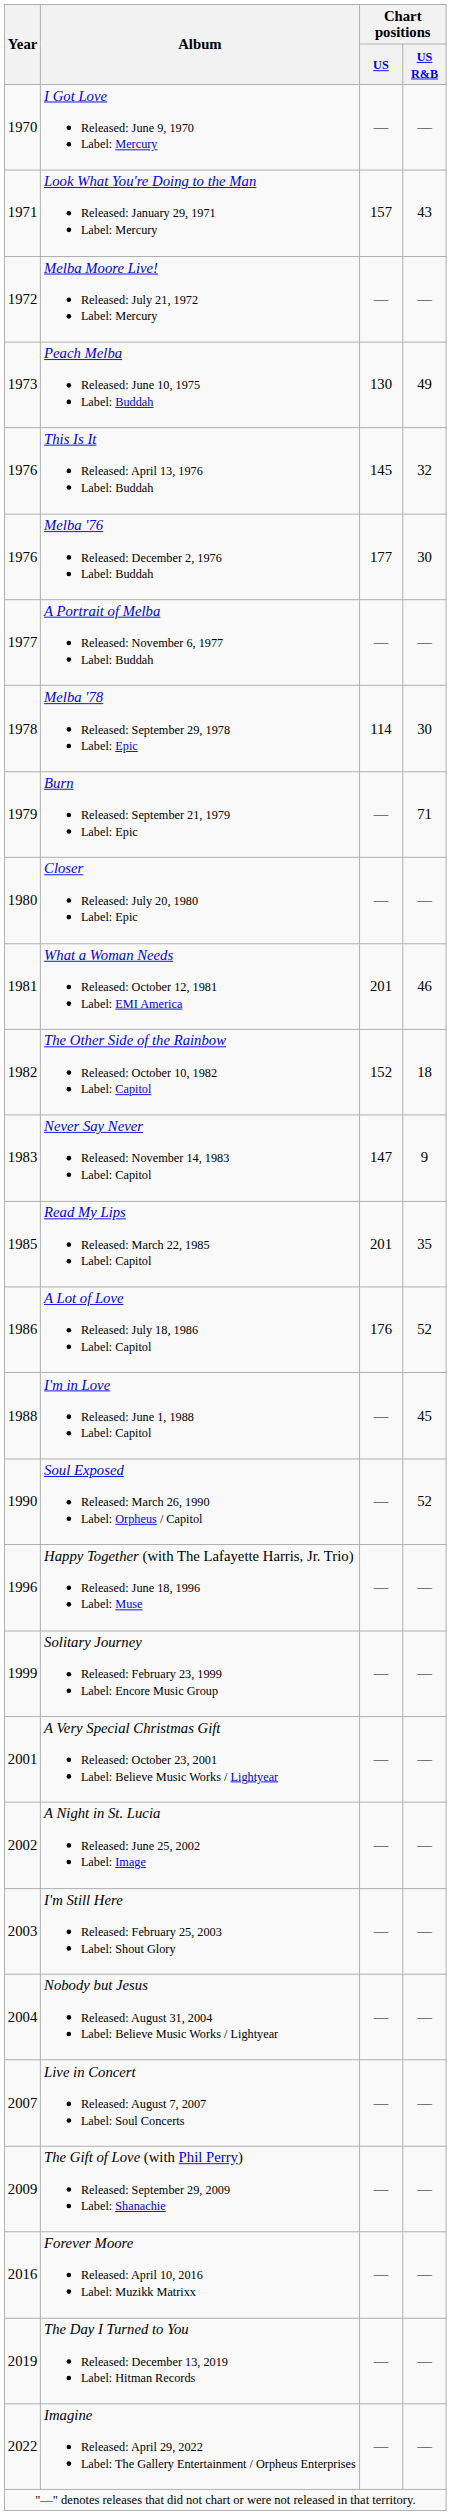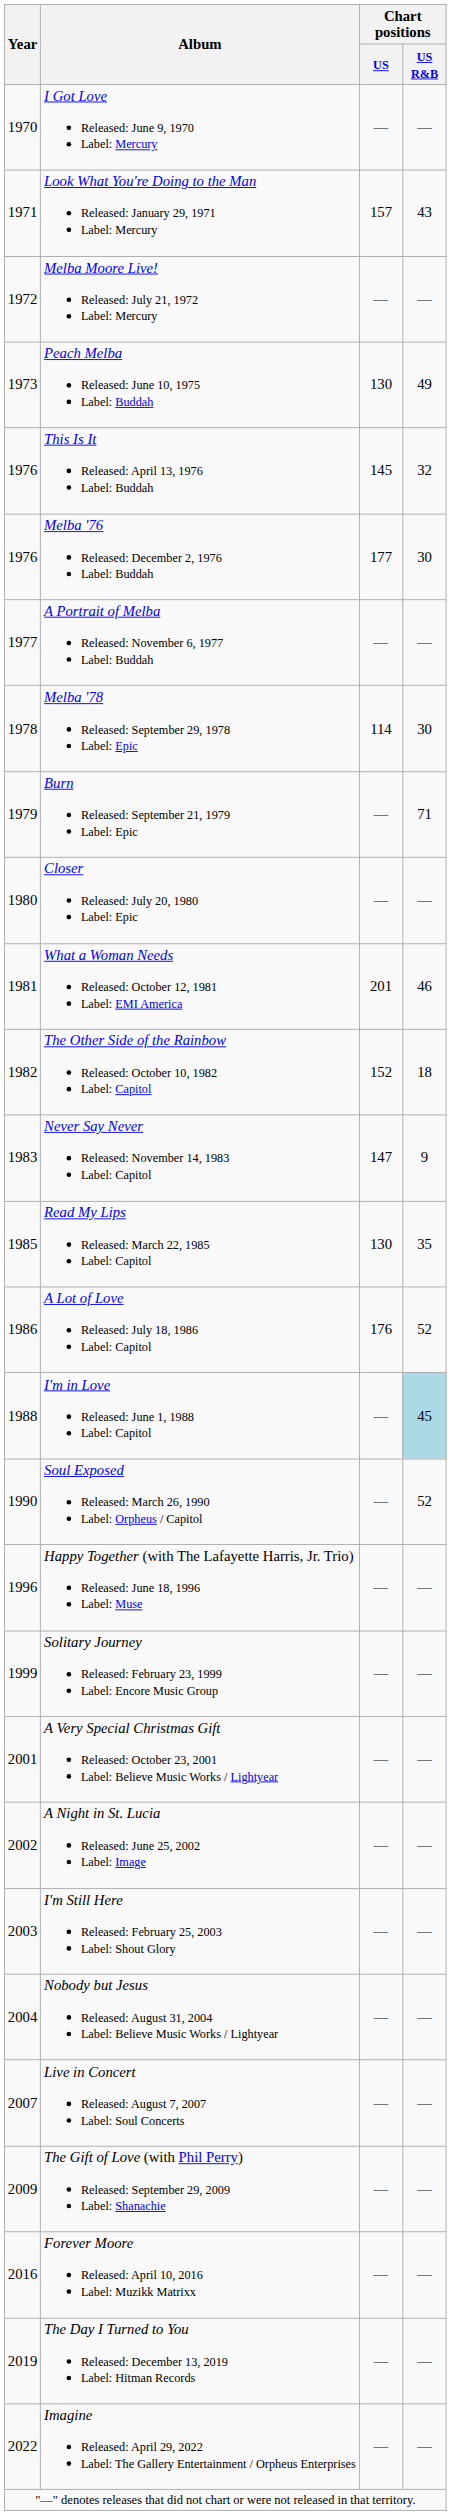(381, 1244) 201 -> (381, 1244) 130
(425, 1415) no background -> (425, 1415) lightblue background
